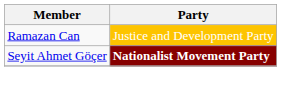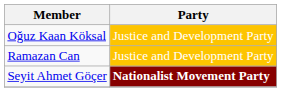+ row: (57, 35)
